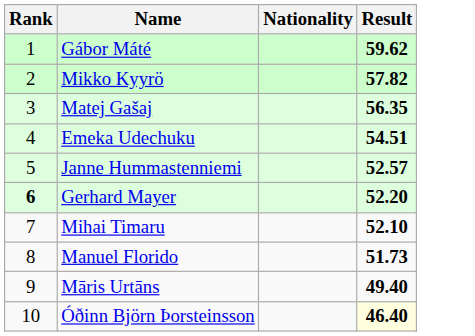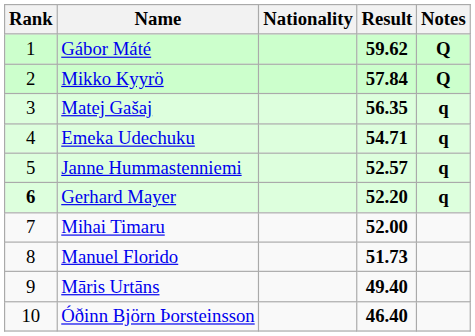+ column: (443, 19)
(387, 78) 57.82 -> (387, 78) 57.84
(387, 138) 54.51 -> (387, 138) 54.71
(387, 227) 52.10 -> (387, 227) 52.00
(387, 316) lightyellow background -> (387, 316) no background
